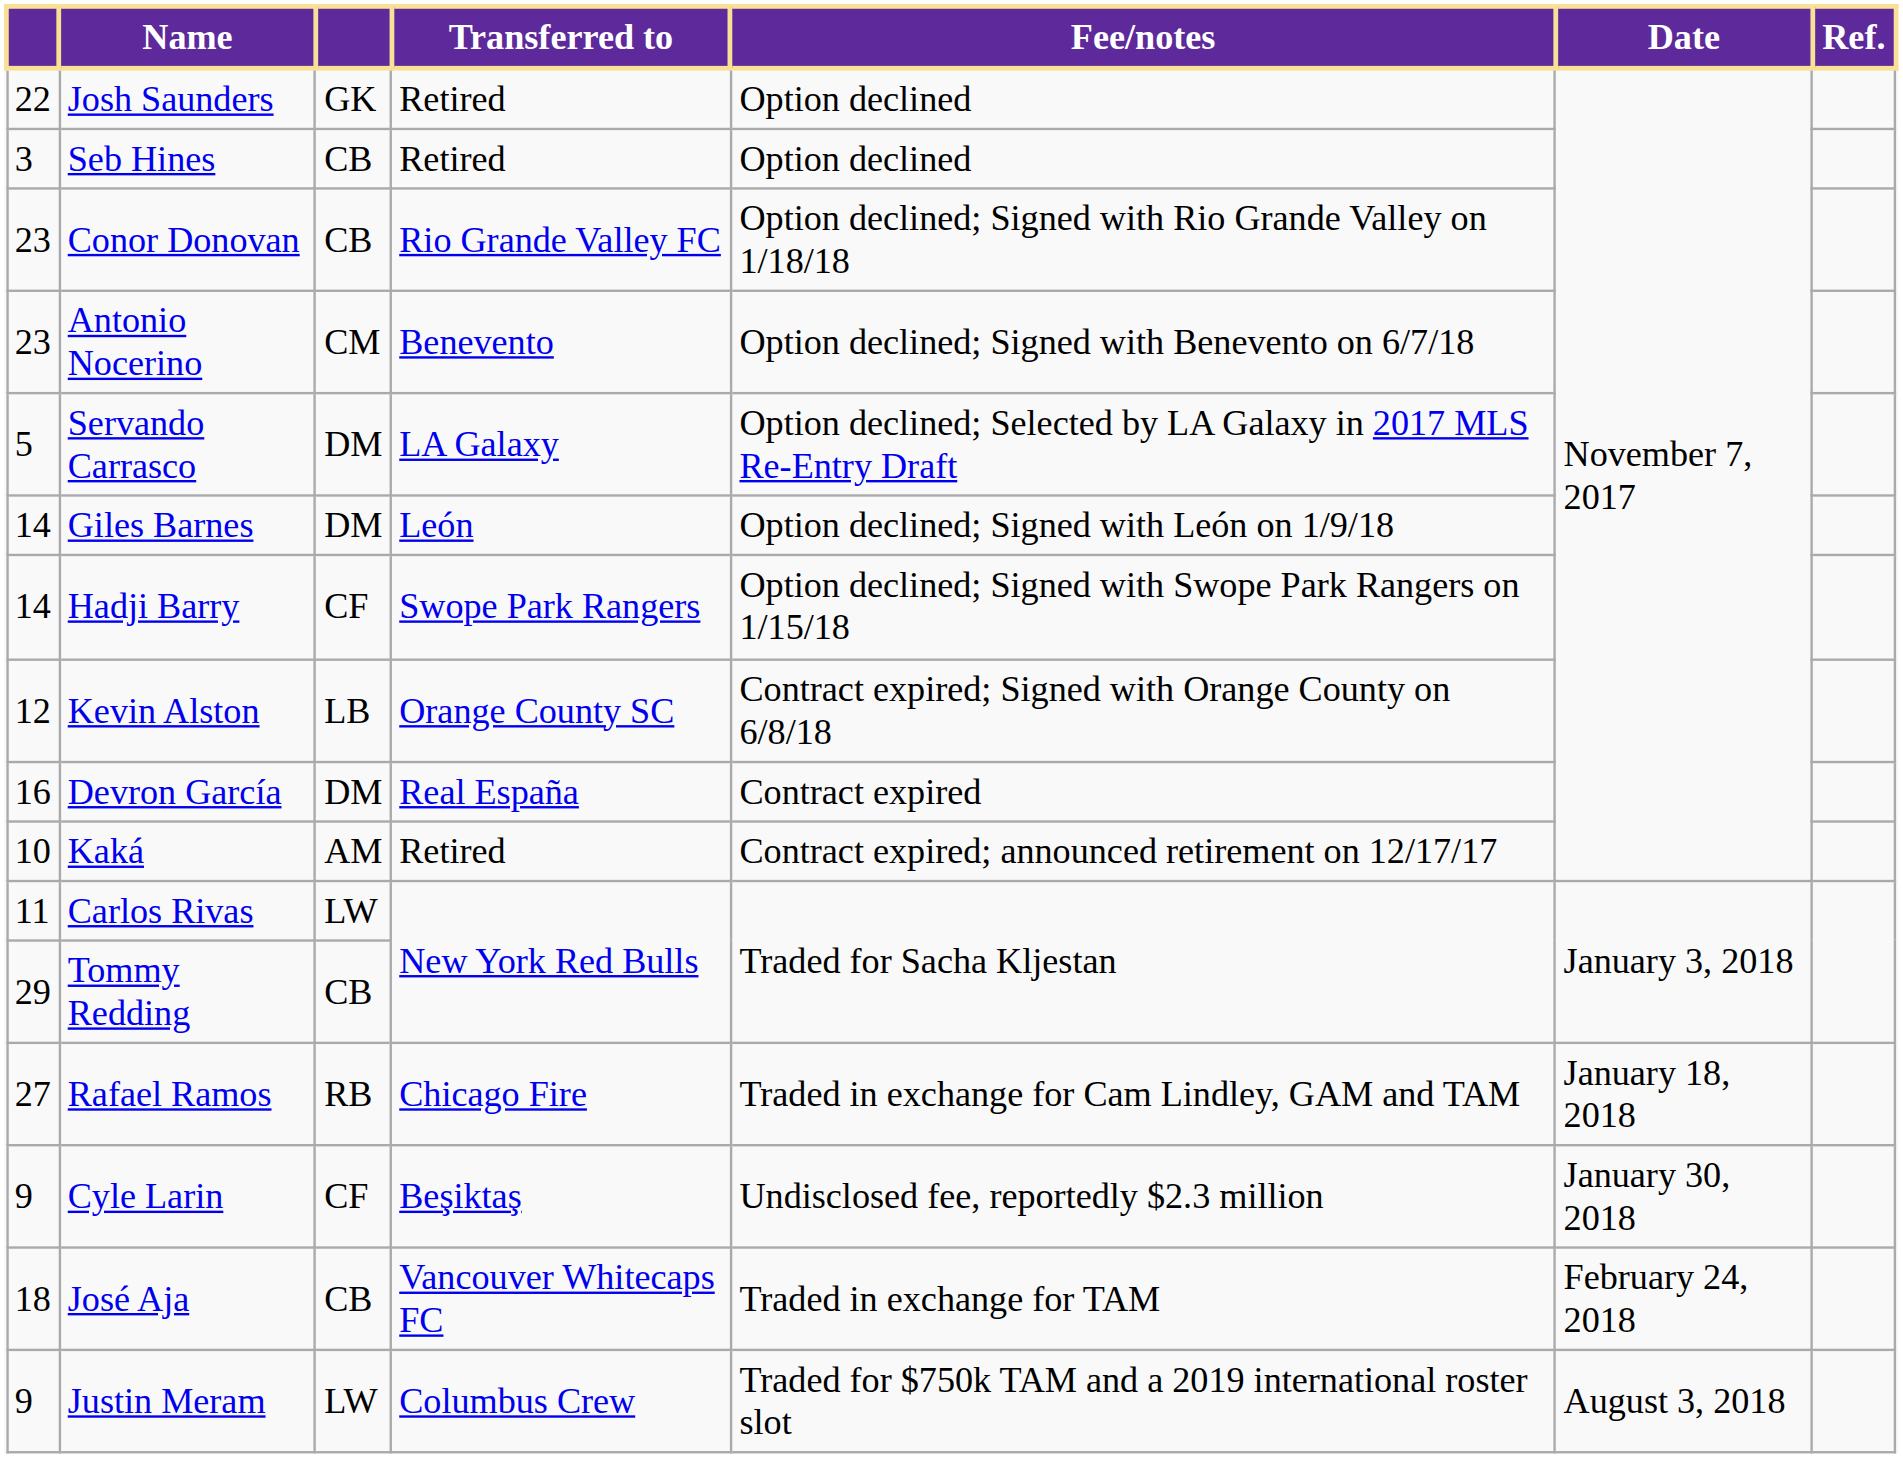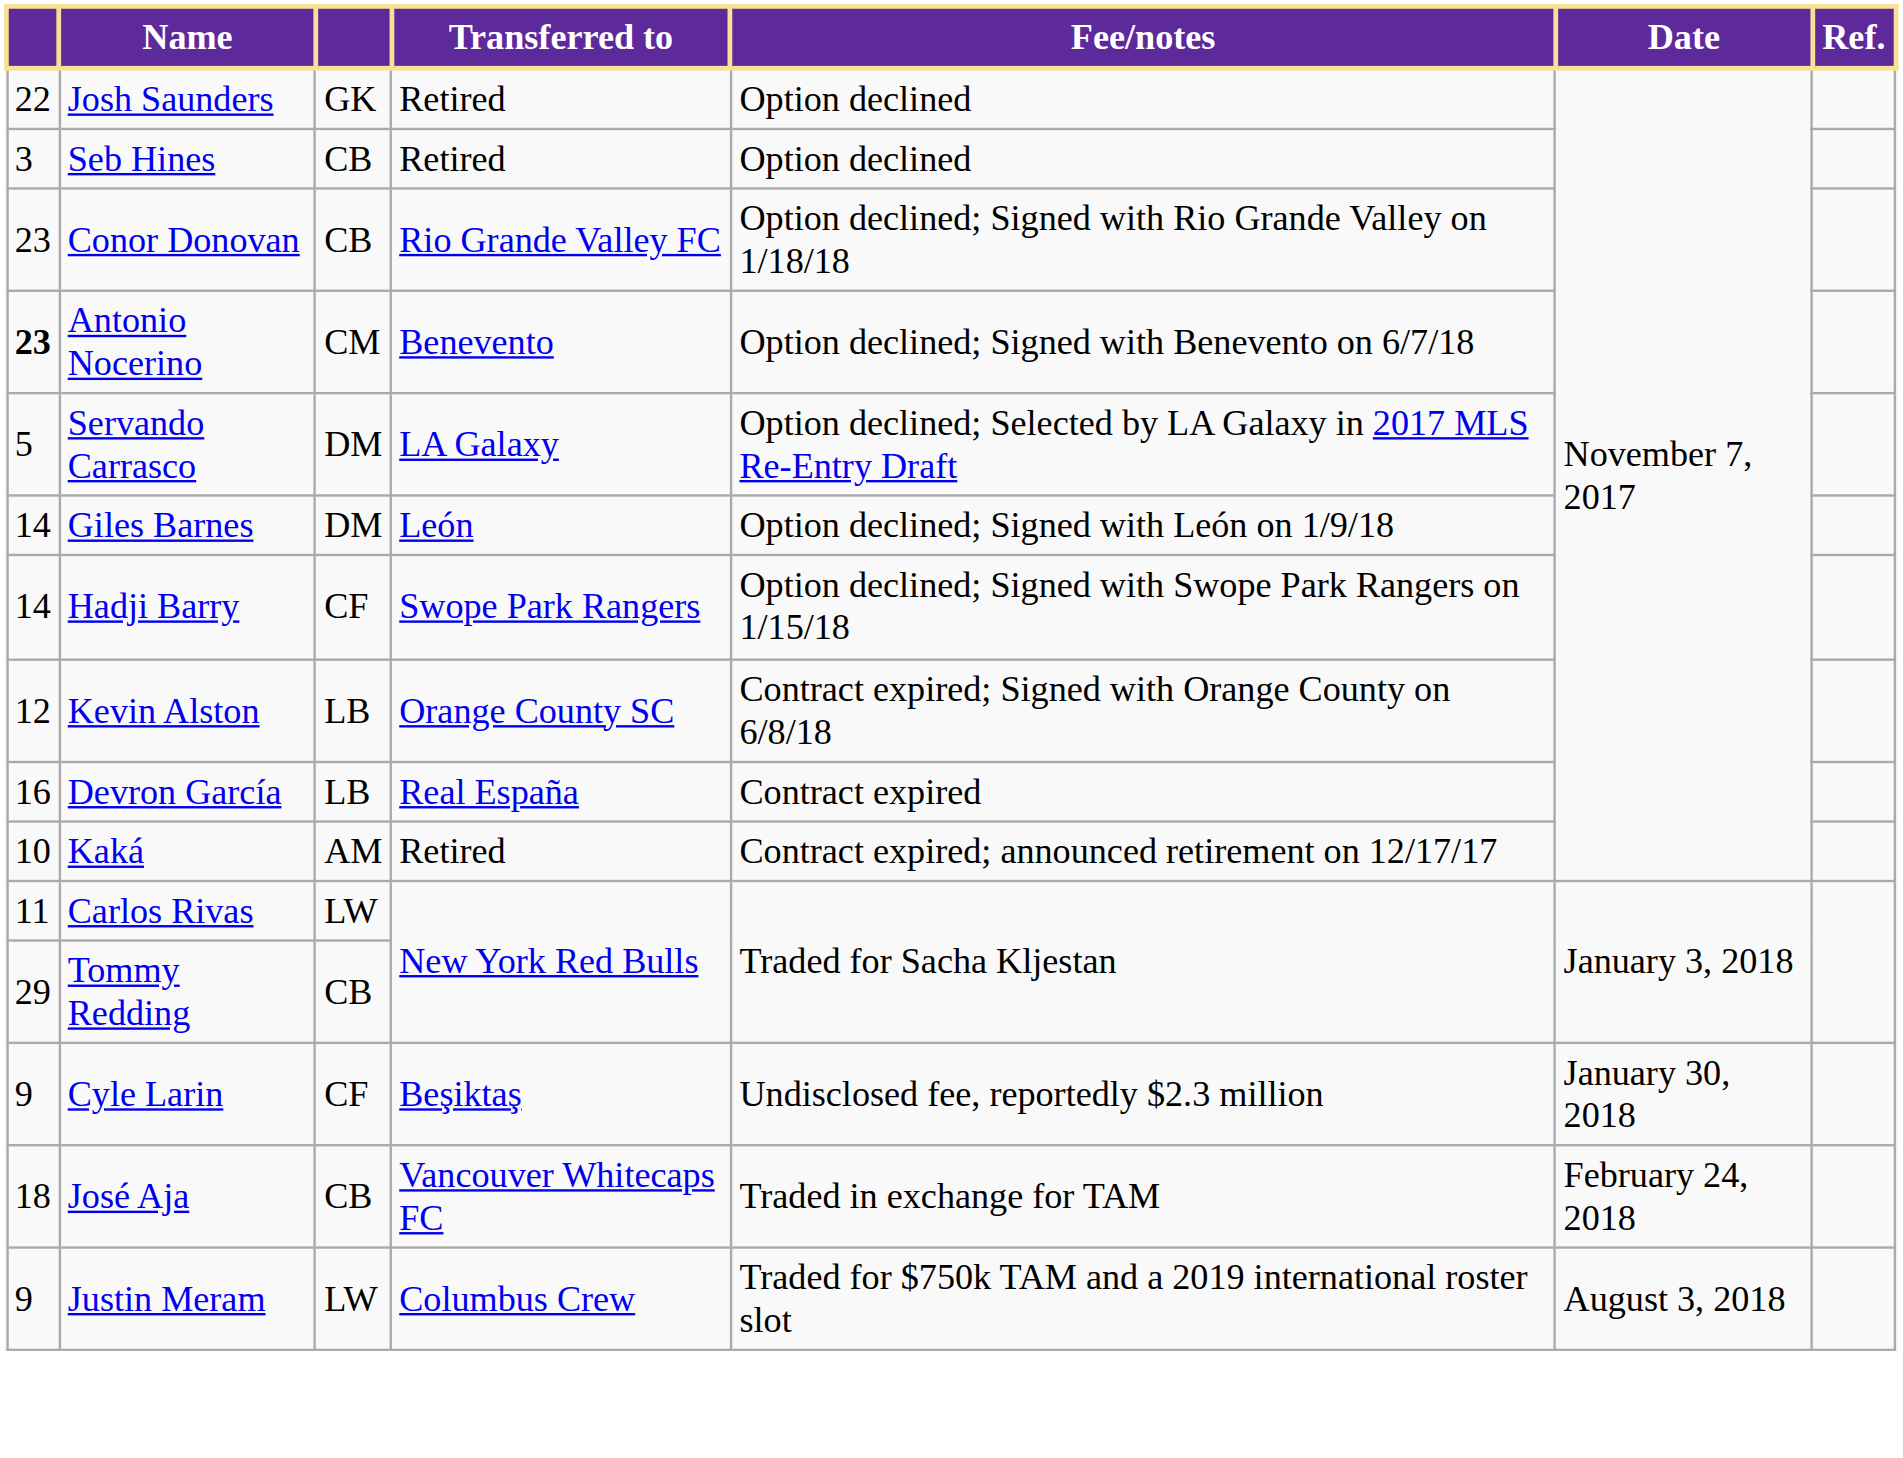(33, 342) normal -> (33, 342) bold
(353, 790) DM -> (347, 790) LB
- row: (170, 1093)
